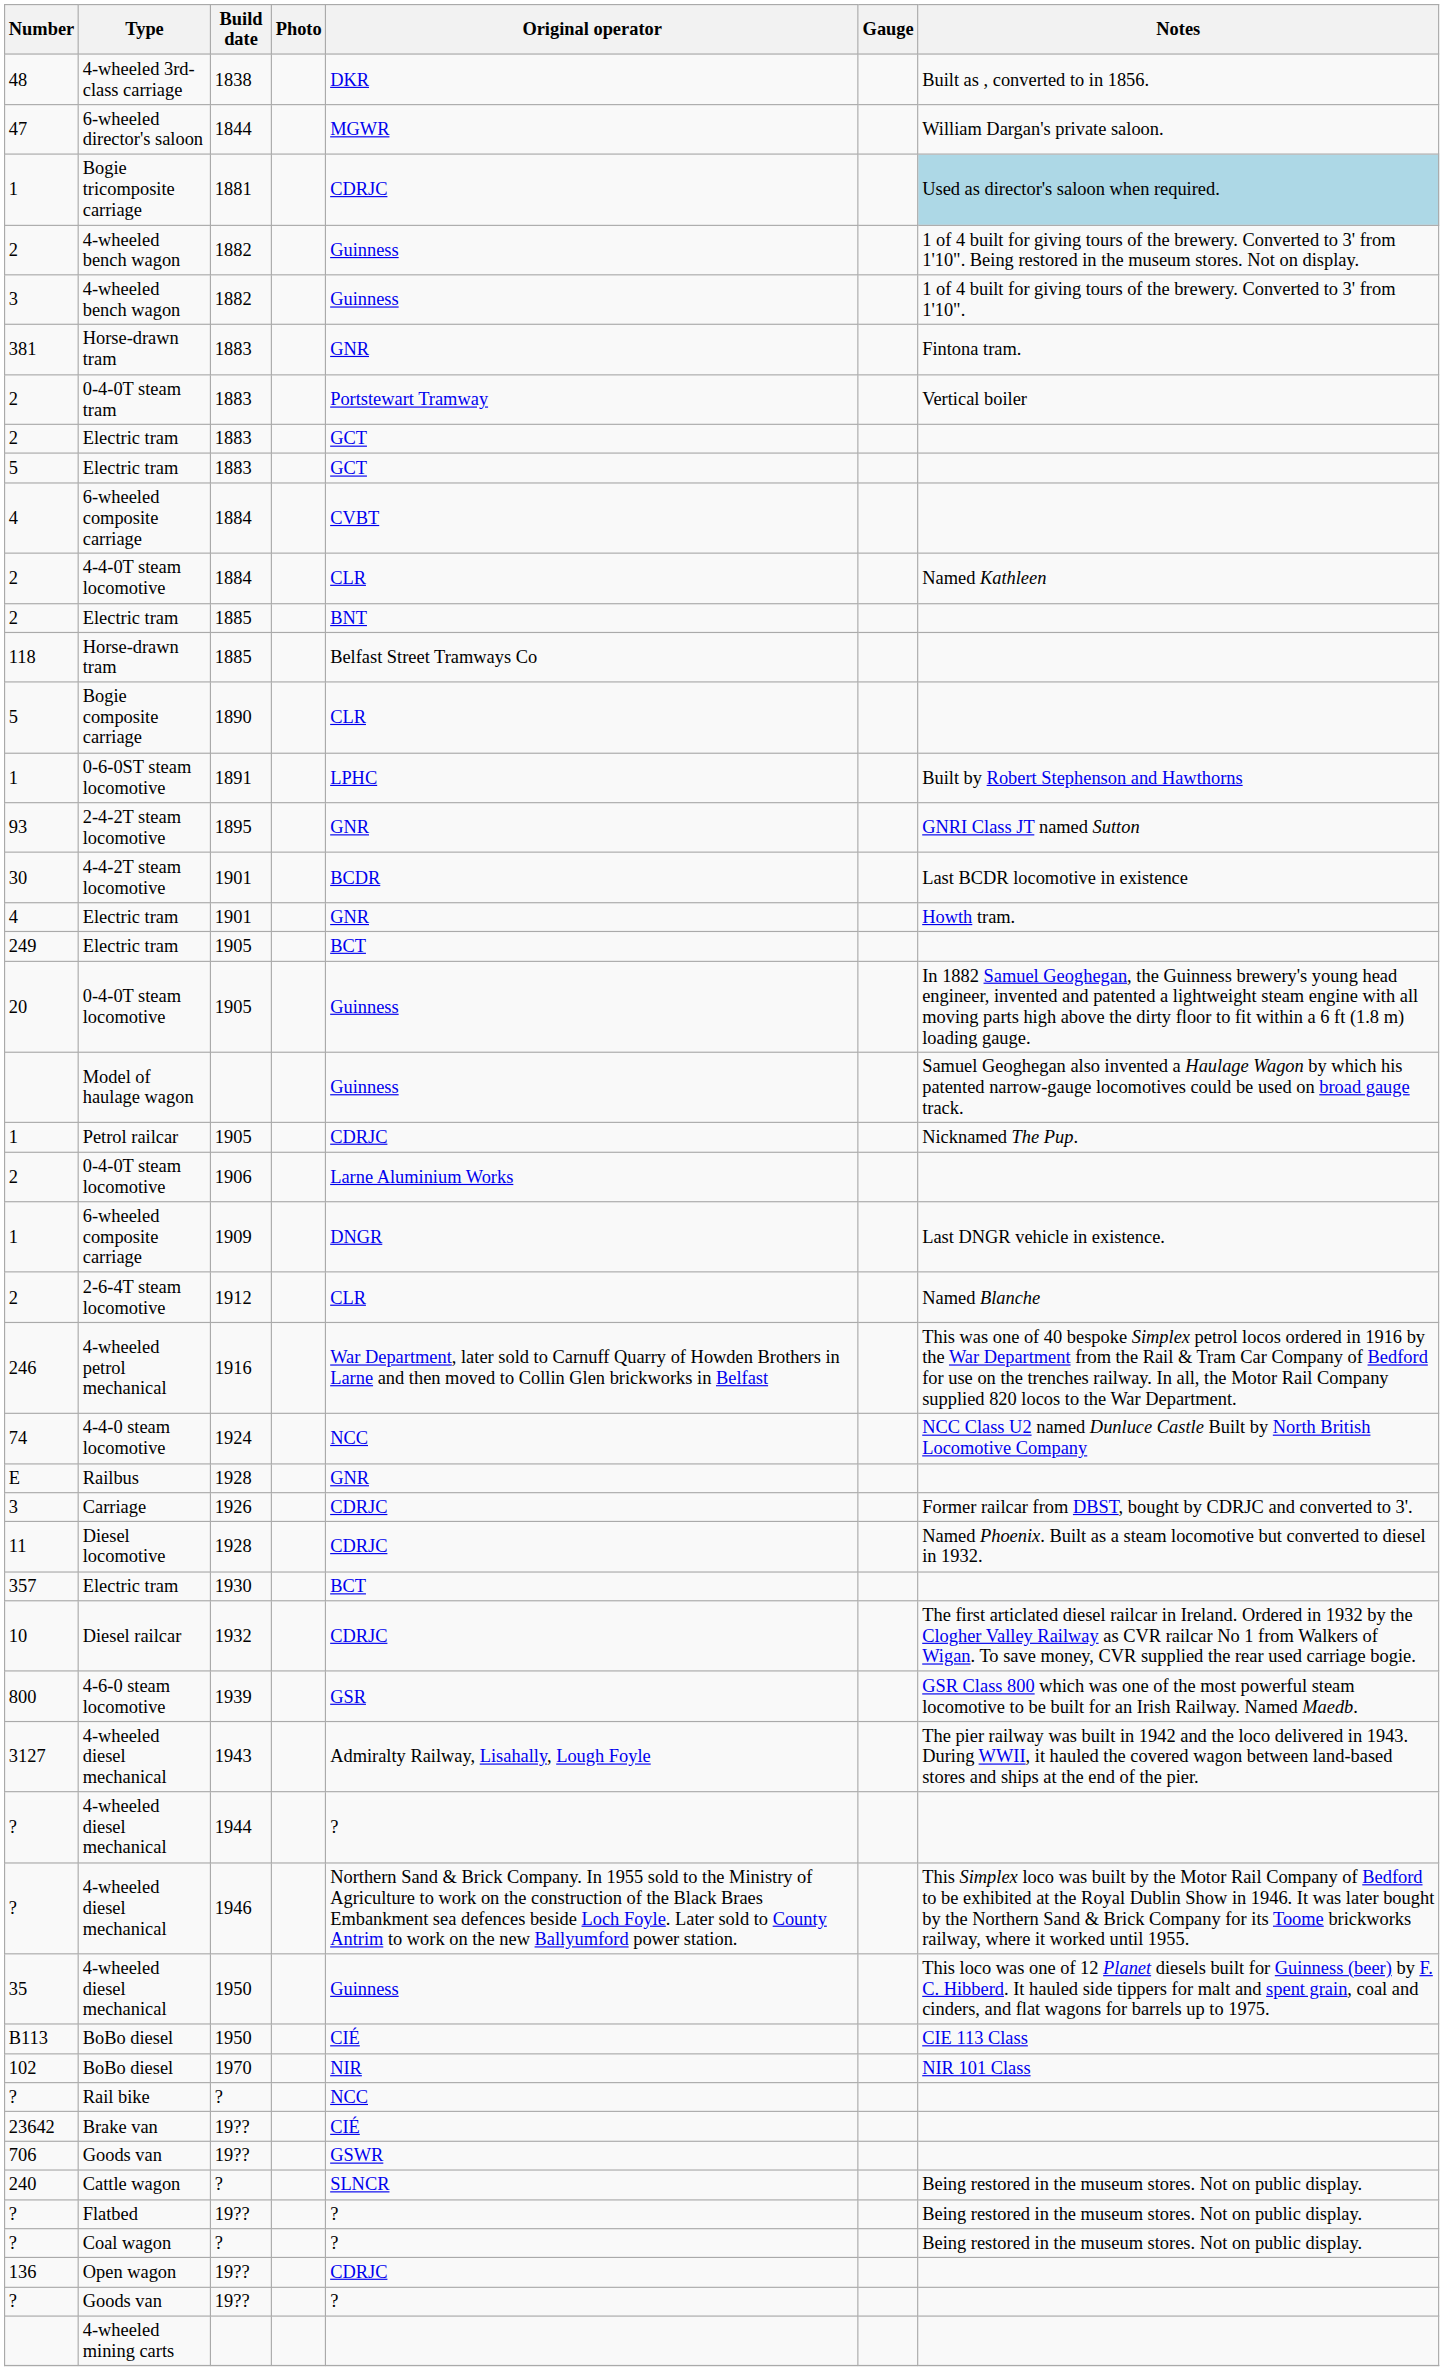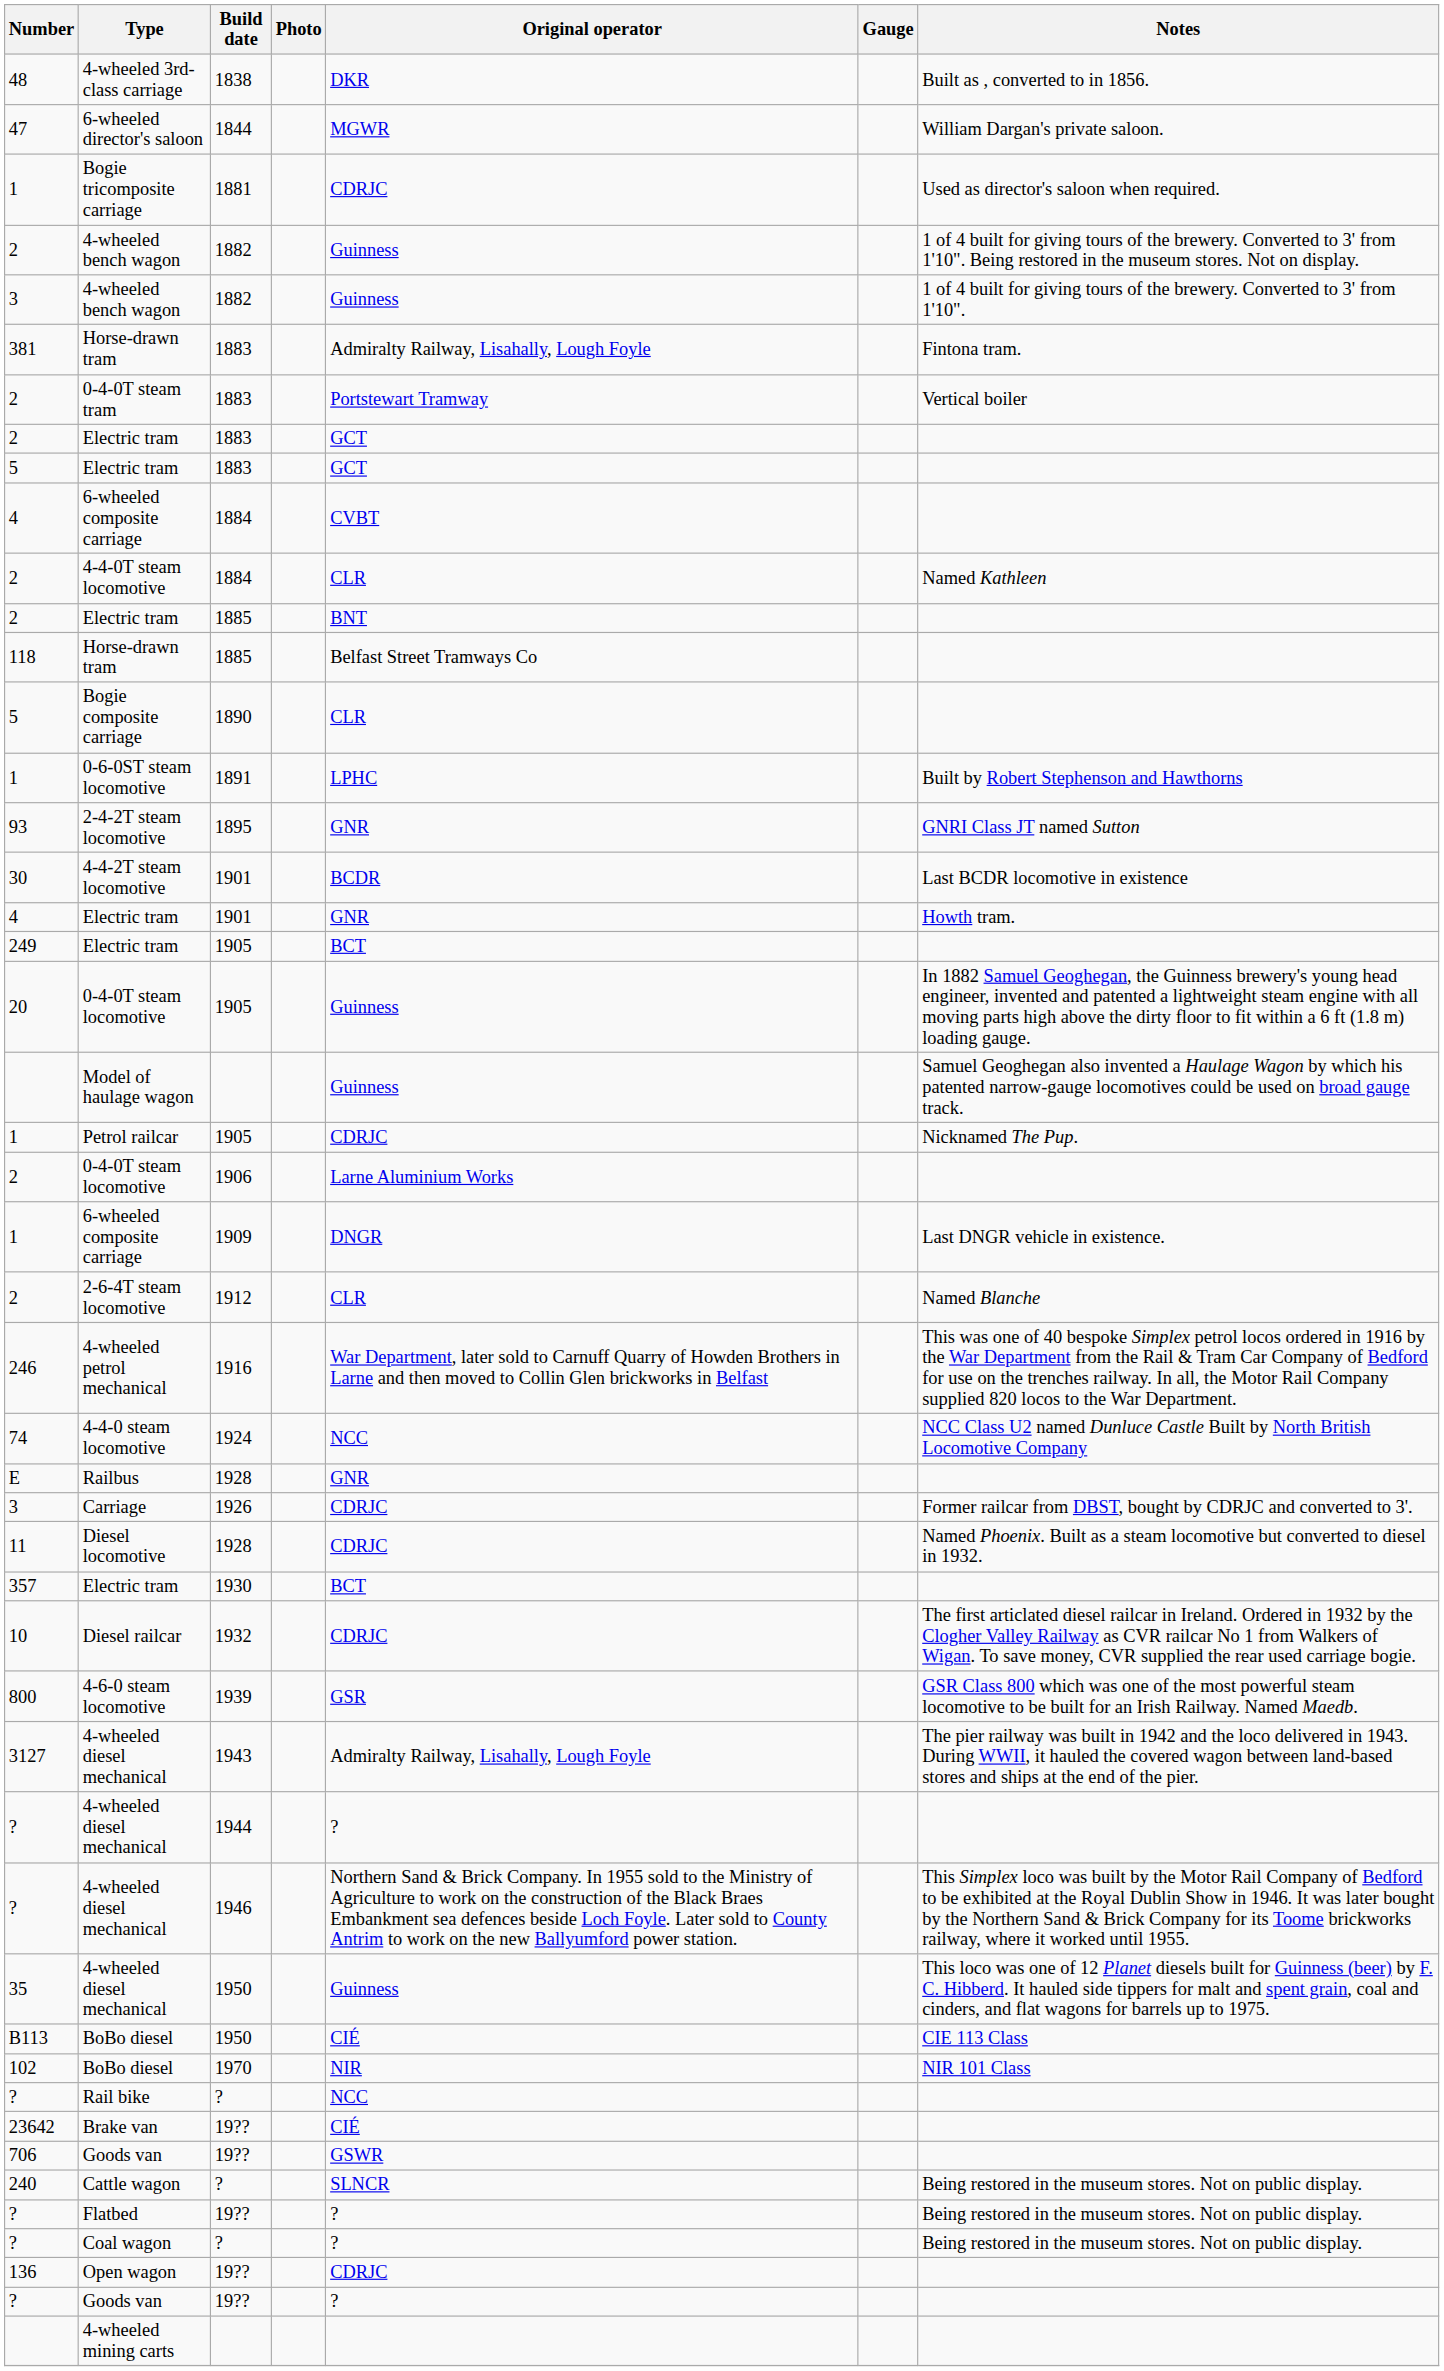(1071, 189) lightblue background -> (1071, 189) no background
(350, 349) GNR -> (490, 349) Admiralty Railway, Lisahally, Lough Foyle
